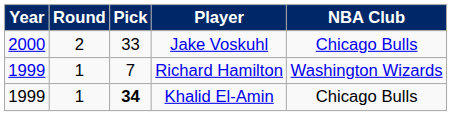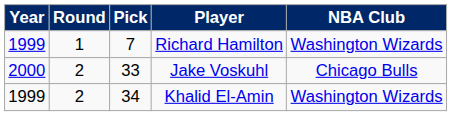rows swapped: (219, 70) <-> (219, 44)
(79, 96) 1 -> (79, 96) 2
(131, 96) bold -> (131, 96) normal
(367, 96) Chicago Bulls -> (367, 96) Washington Wizards
